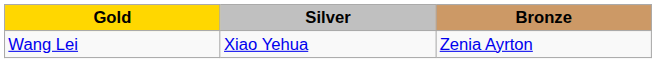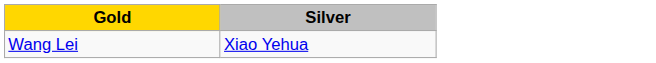- column: (544, 17)
